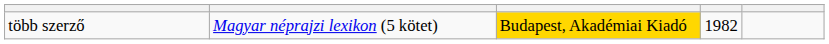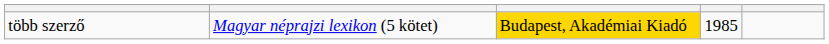(721, 25) 1982 -> (721, 25) 1985
